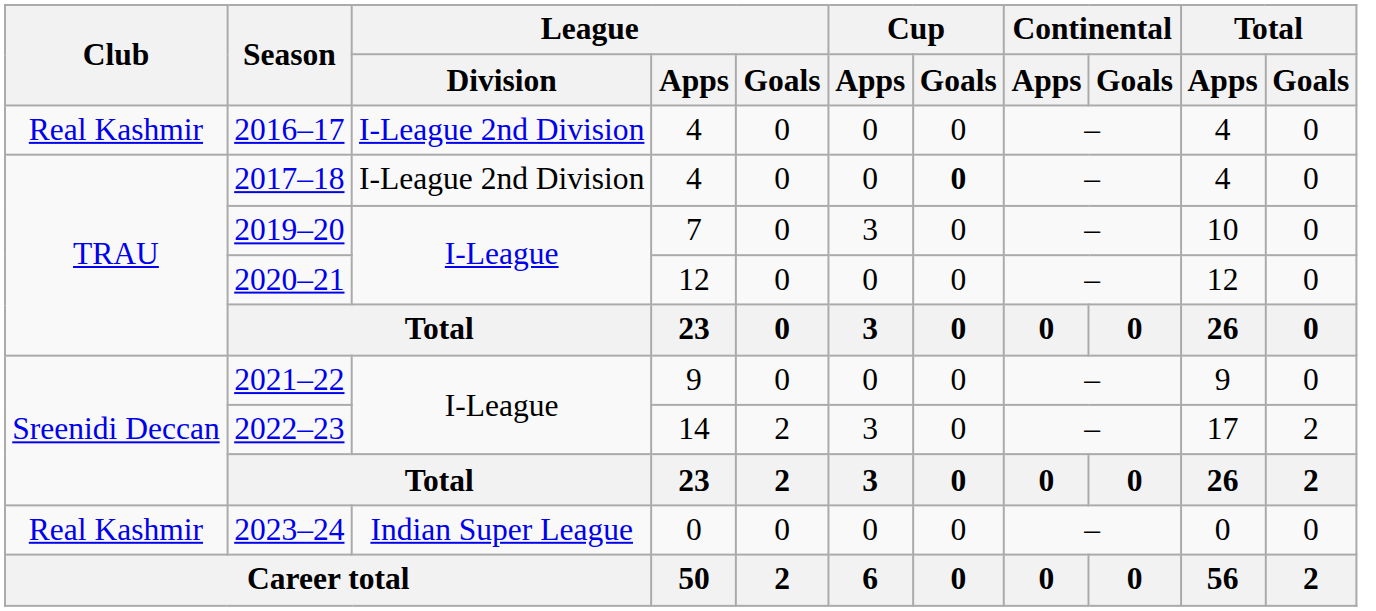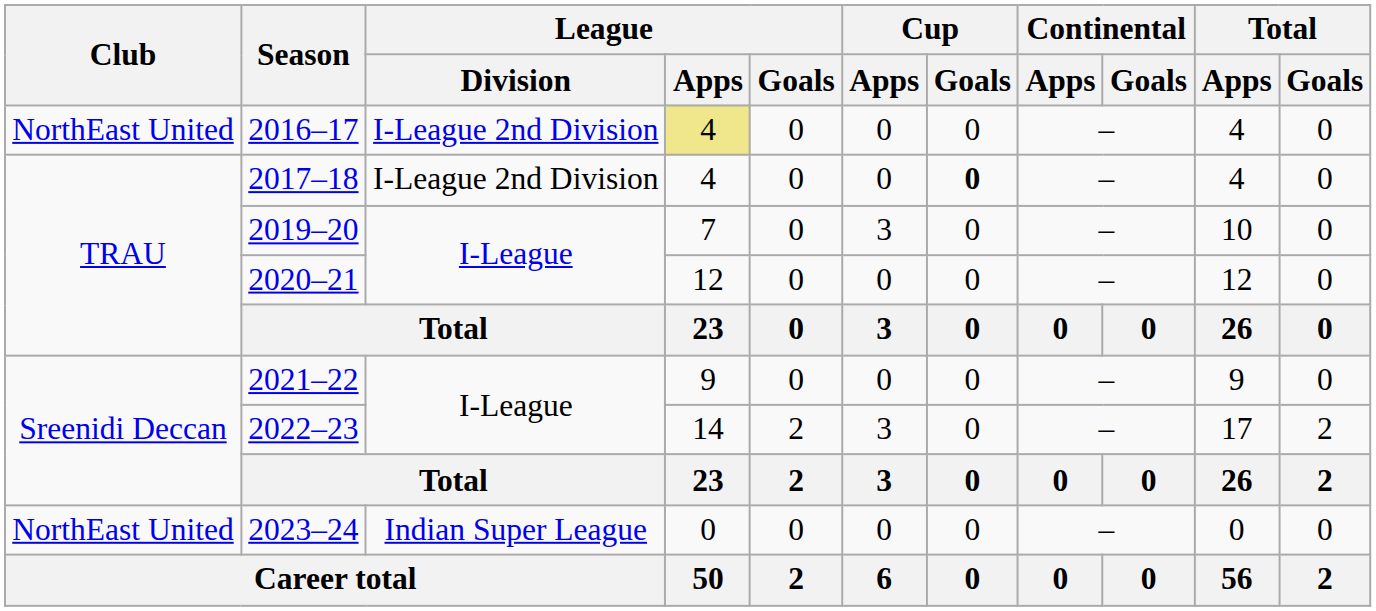(116, 129) Real Kashmir -> (123, 129) NorthEast United
(694, 129) no background -> (708, 129) khaki background
(116, 529) Real Kashmir -> (123, 529) NorthEast United
